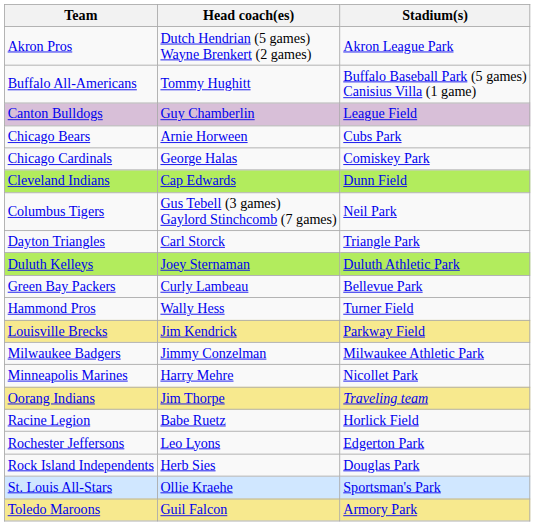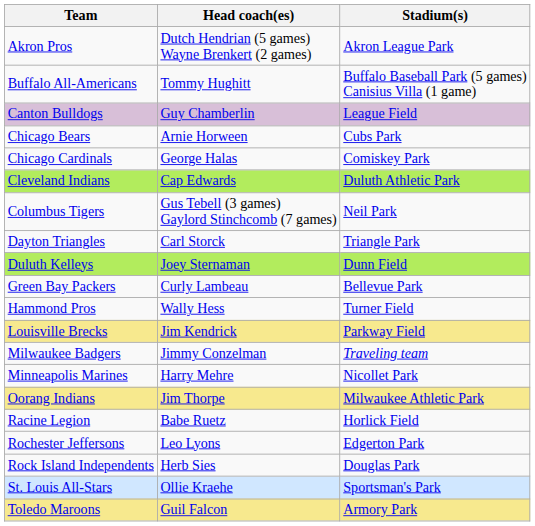(375, 181) Dunn Field -> (402, 181) Duluth Athletic Park
(402, 264) Duluth Athletic Park -> (375, 264) Dunn Field
(414, 353) Milwaukee Athletic Park -> (386, 353) Traveling team
(386, 398) Traveling team -> (414, 398) Milwaukee Athletic Park
